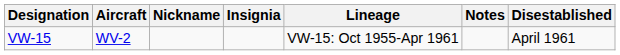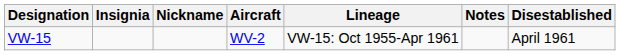columns swapped: (254, 15) <-> (121, 15)
